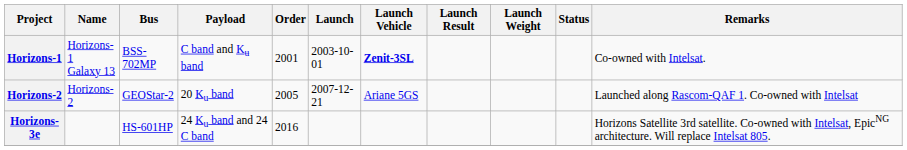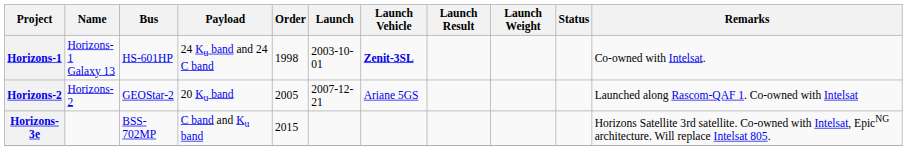(139, 57) BSS-702MP -> (148, 57) HS-601HP
(215, 57) C band and Ku band -> (224, 57) 24 Ku band and 24 C band
(287, 57) 2001 -> (287, 57) 1998
(148, 128) HS-601HP -> (139, 128) BSS-702MP
(224, 128) 24 Ku band and 24 C band -> (215, 128) C band and Ku band
(287, 128) 2016 -> (287, 128) 2015
